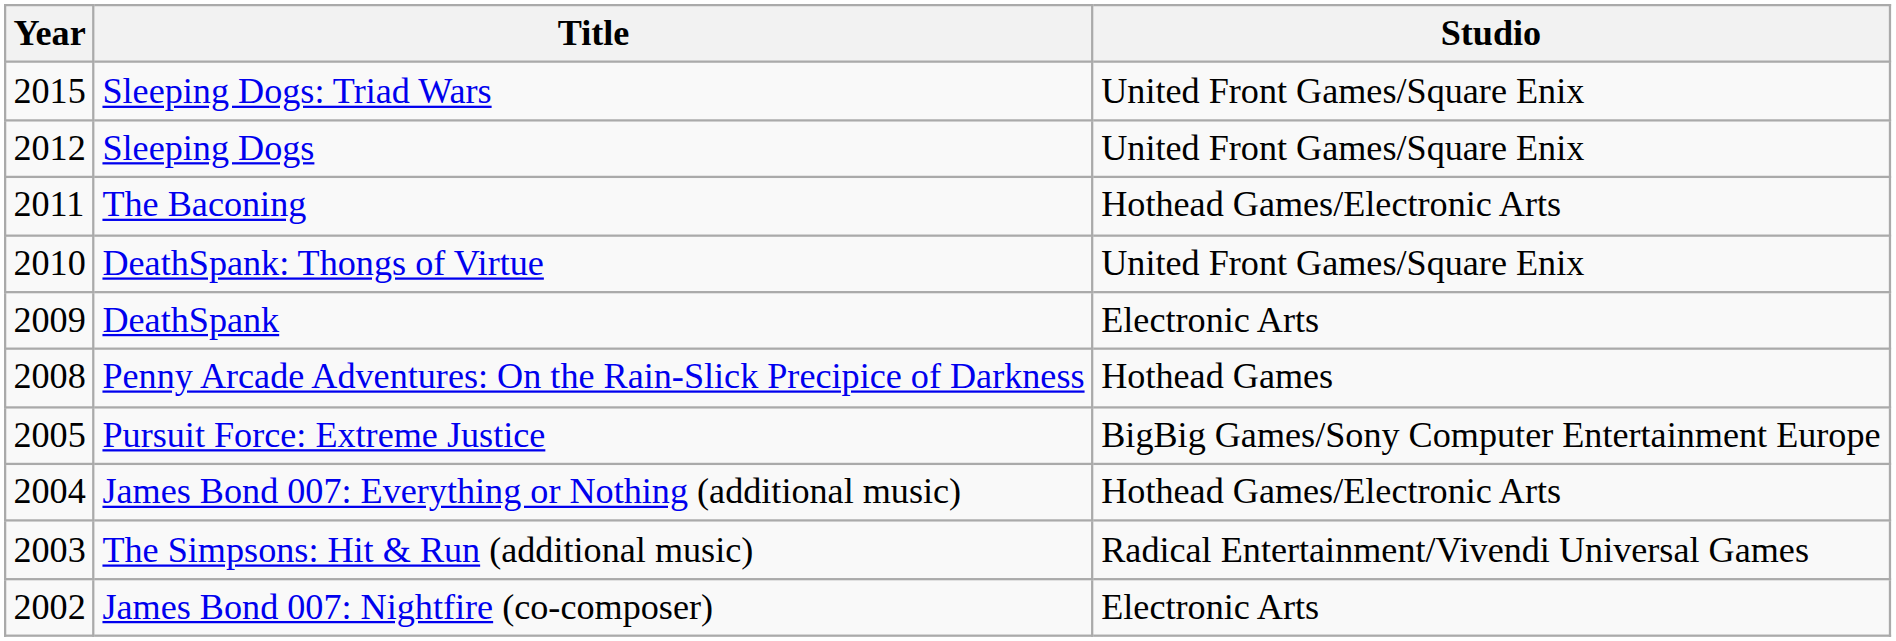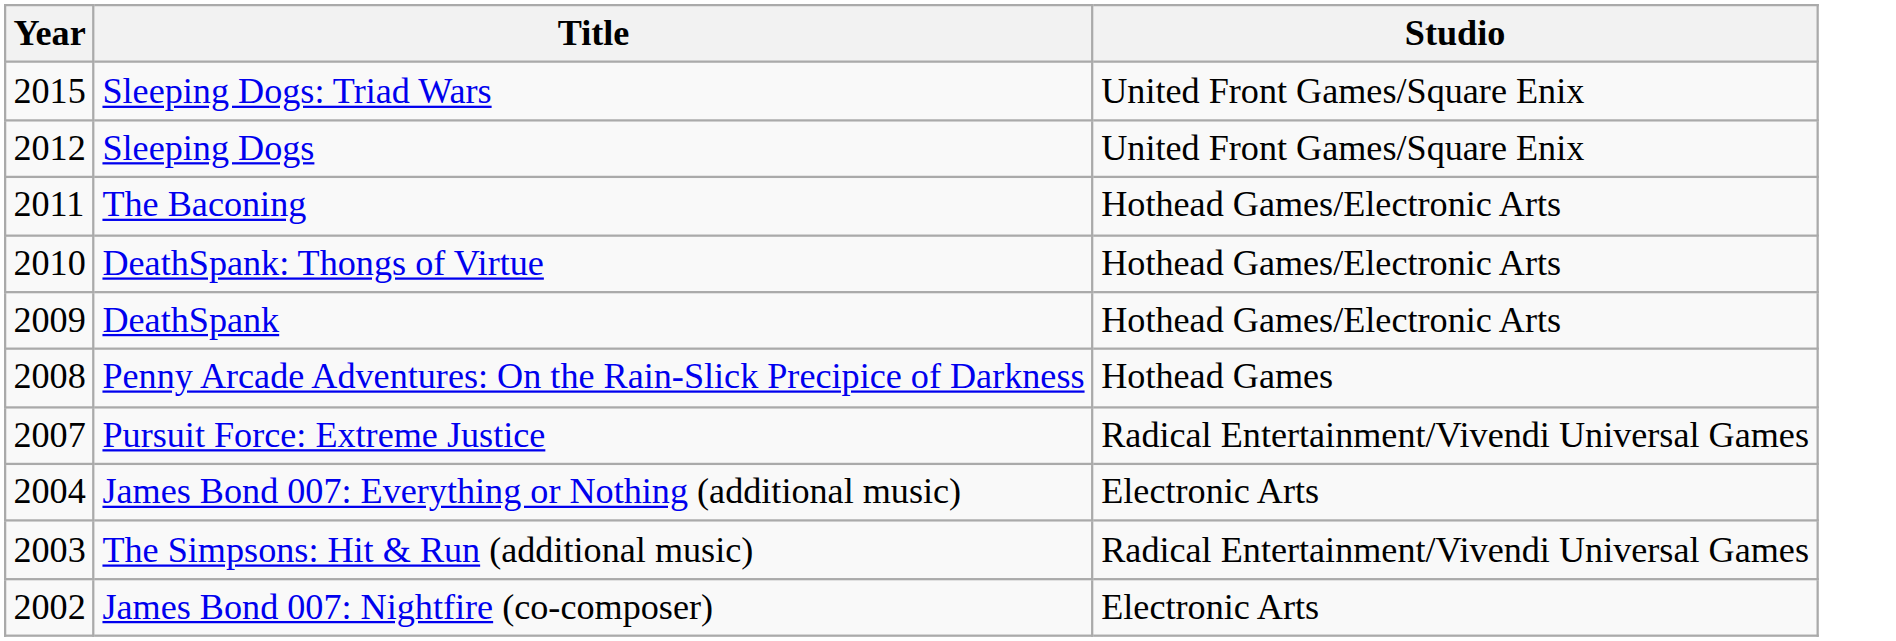(1343, 262) United Front Games/Square Enix -> (1331, 262) Hothead Games/Electronic Arts
(1210, 319) Electronic Arts -> (1331, 319) Hothead Games/Electronic Arts
(50, 434) 2005 -> (50, 434) 2007
(1491, 434) BigBig Games/Sony Computer Entertainment Europe -> (1455, 434) Radical Entertainment/Vivendi Universal Games
(1331, 491) Hothead Games/Electronic Arts -> (1210, 491) Electronic Arts
